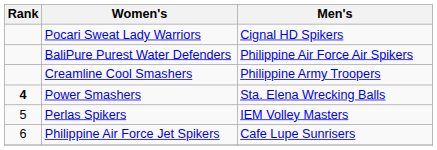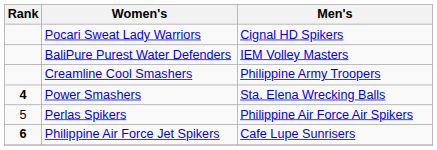(327, 54) Philippine Air Force Air Spikers -> (294, 54) IEM Volley Masters
(294, 114) IEM Volley Masters -> (327, 114) Philippine Air Force Air Spikers
(23, 134) normal -> (23, 134) bold
